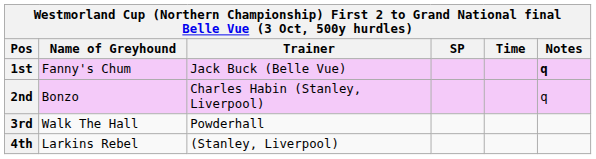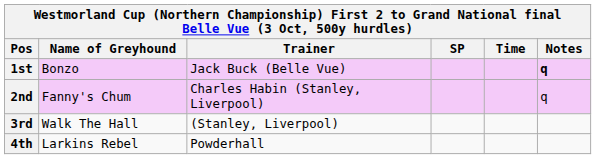(86, 69) Fanny's Chum -> (60, 69) Bonzo
(60, 96) Bonzo -> (86, 96) Fanny's Chum
(227, 124) Powderhall -> (265, 124) (Stanley, Liverpool)
(265, 144) (Stanley, Liverpool) -> (227, 144) Powderhall
